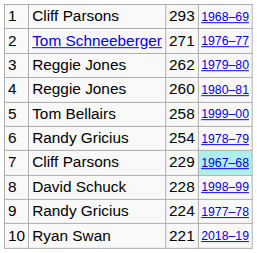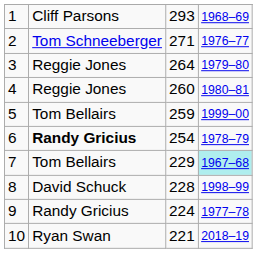(182, 65) 262 -> (182, 65) 264
(182, 114) 258 -> (182, 114) 259
(80, 138) normal -> (84, 138) bold
(76, 162) Cliff Parsons -> (74, 162) Tom Bellairs
